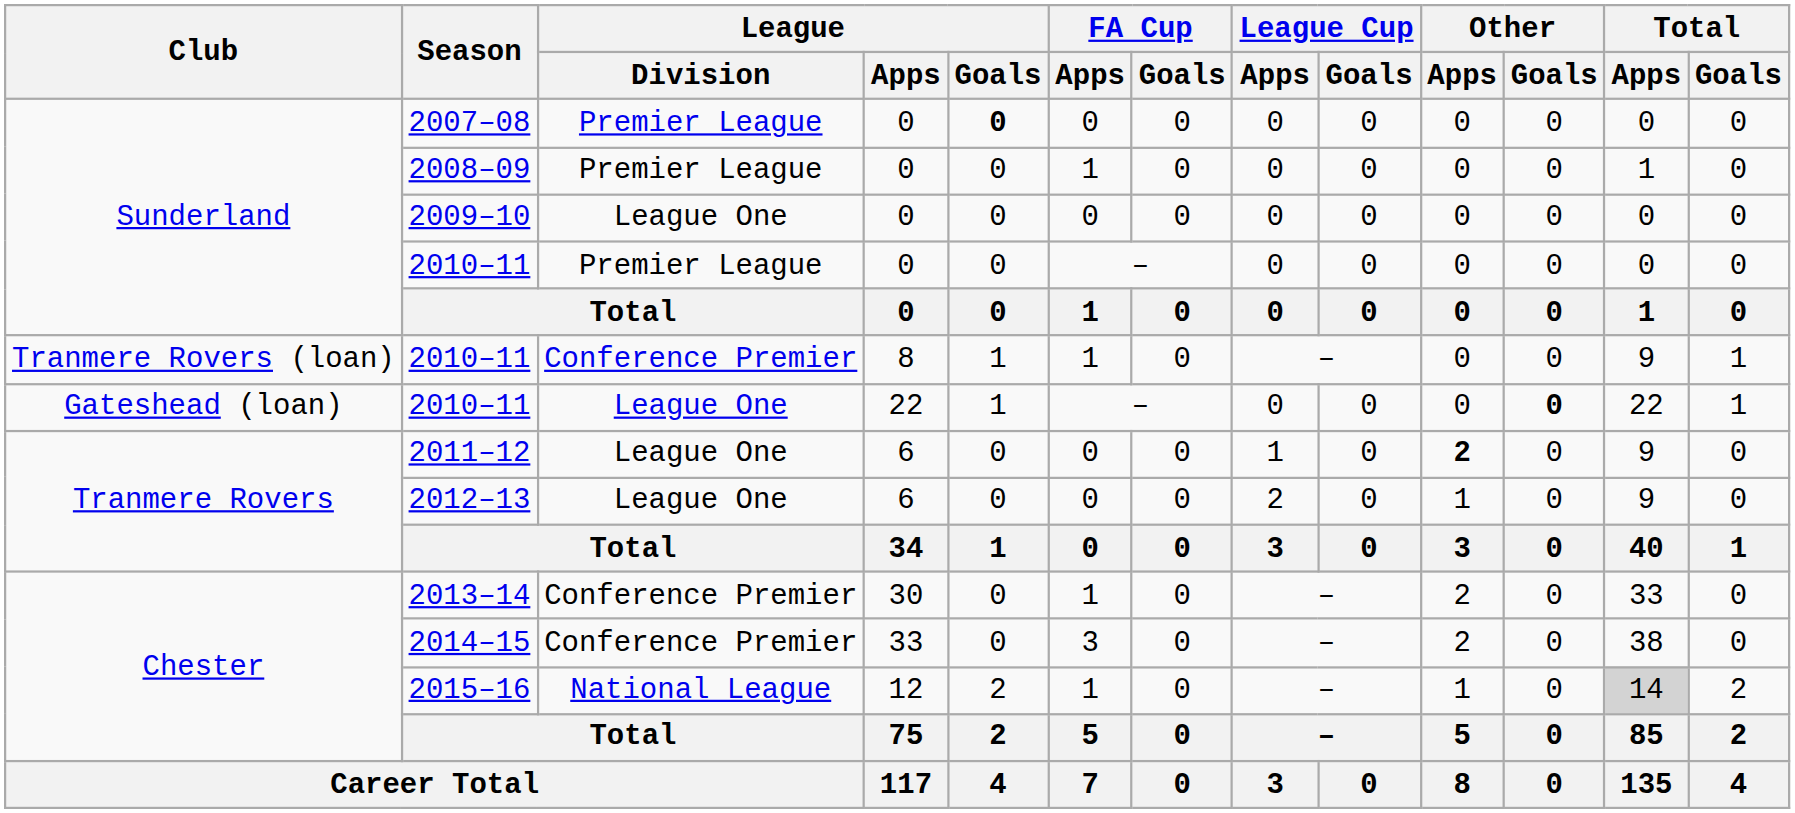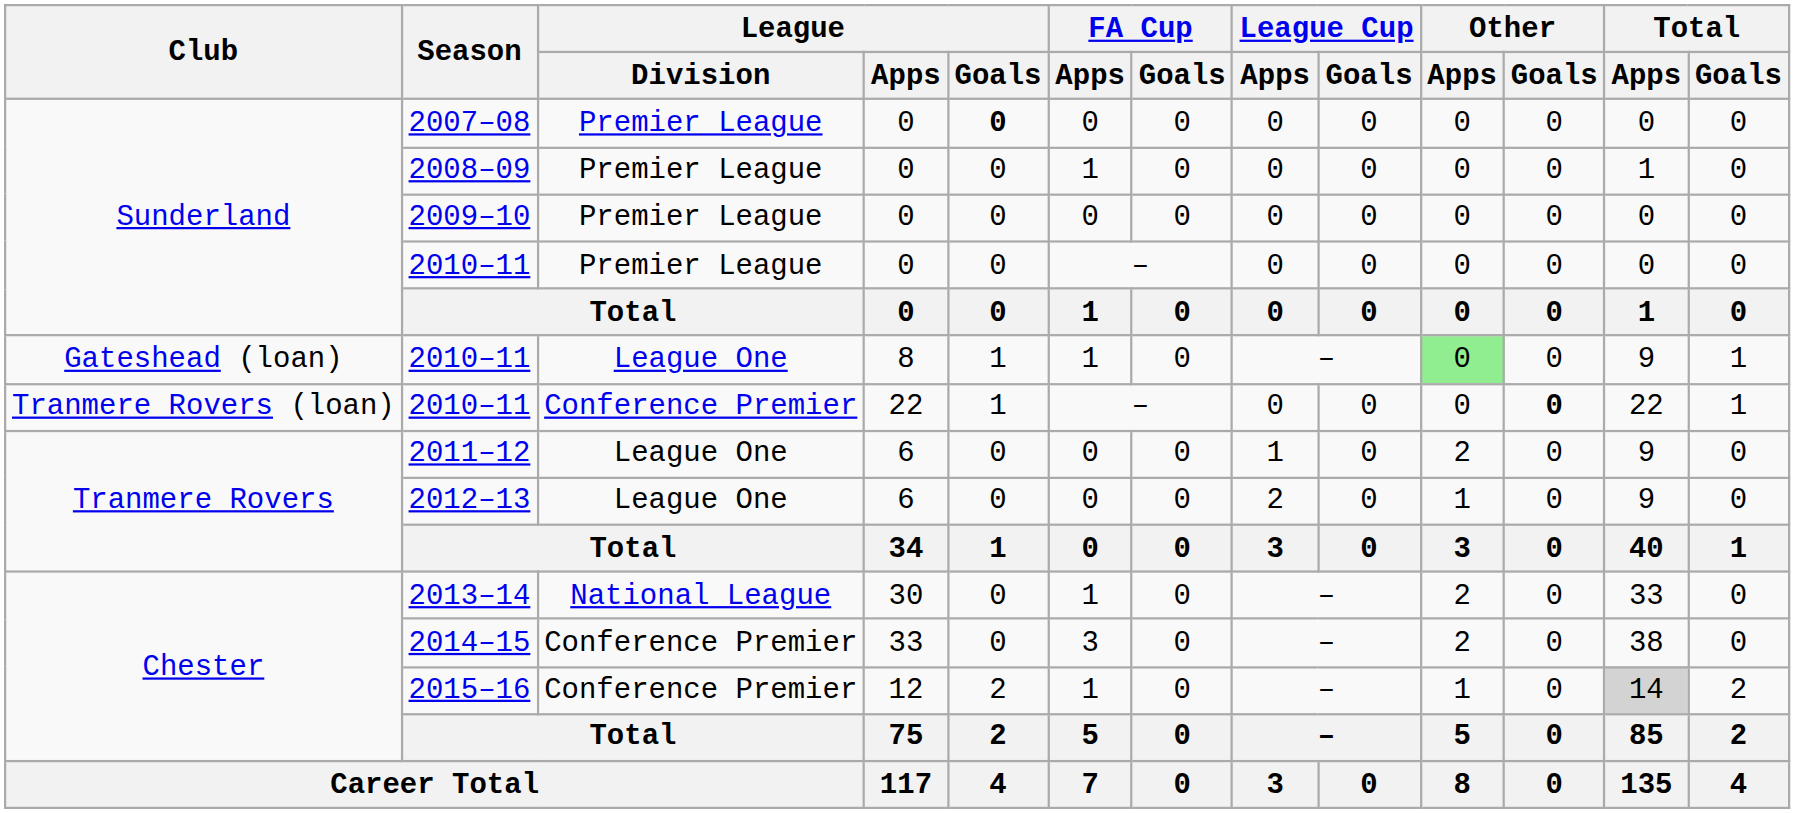(701, 218) League One -> (701, 218) Premier League
(203, 359) Tranmere Rovers (loan) -> (203, 359) Gateshead (loan)
(701, 359) Conference Premier -> (701, 359) League One
(1462, 359) no background -> (1462, 359) lightgreen background
(203, 407) Gateshead (loan) -> (203, 407) Tranmere Rovers (loan)
(701, 407) League One -> (701, 407) Conference Premier
(1462, 454) bold -> (1462, 454) normal
(701, 596) Conference Premier -> (701, 596) National League
(701, 690) National League -> (701, 690) Conference Premier
